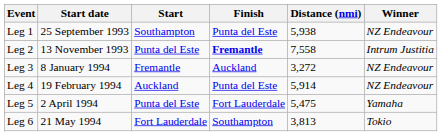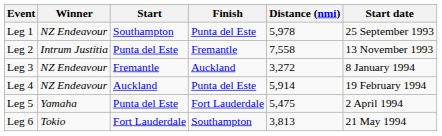columns swapped: (85, 13) <-> (400, 13)
(303, 31) 5,938 -> (282, 31) 5,978
(237, 49) bold -> (214, 49) normal
